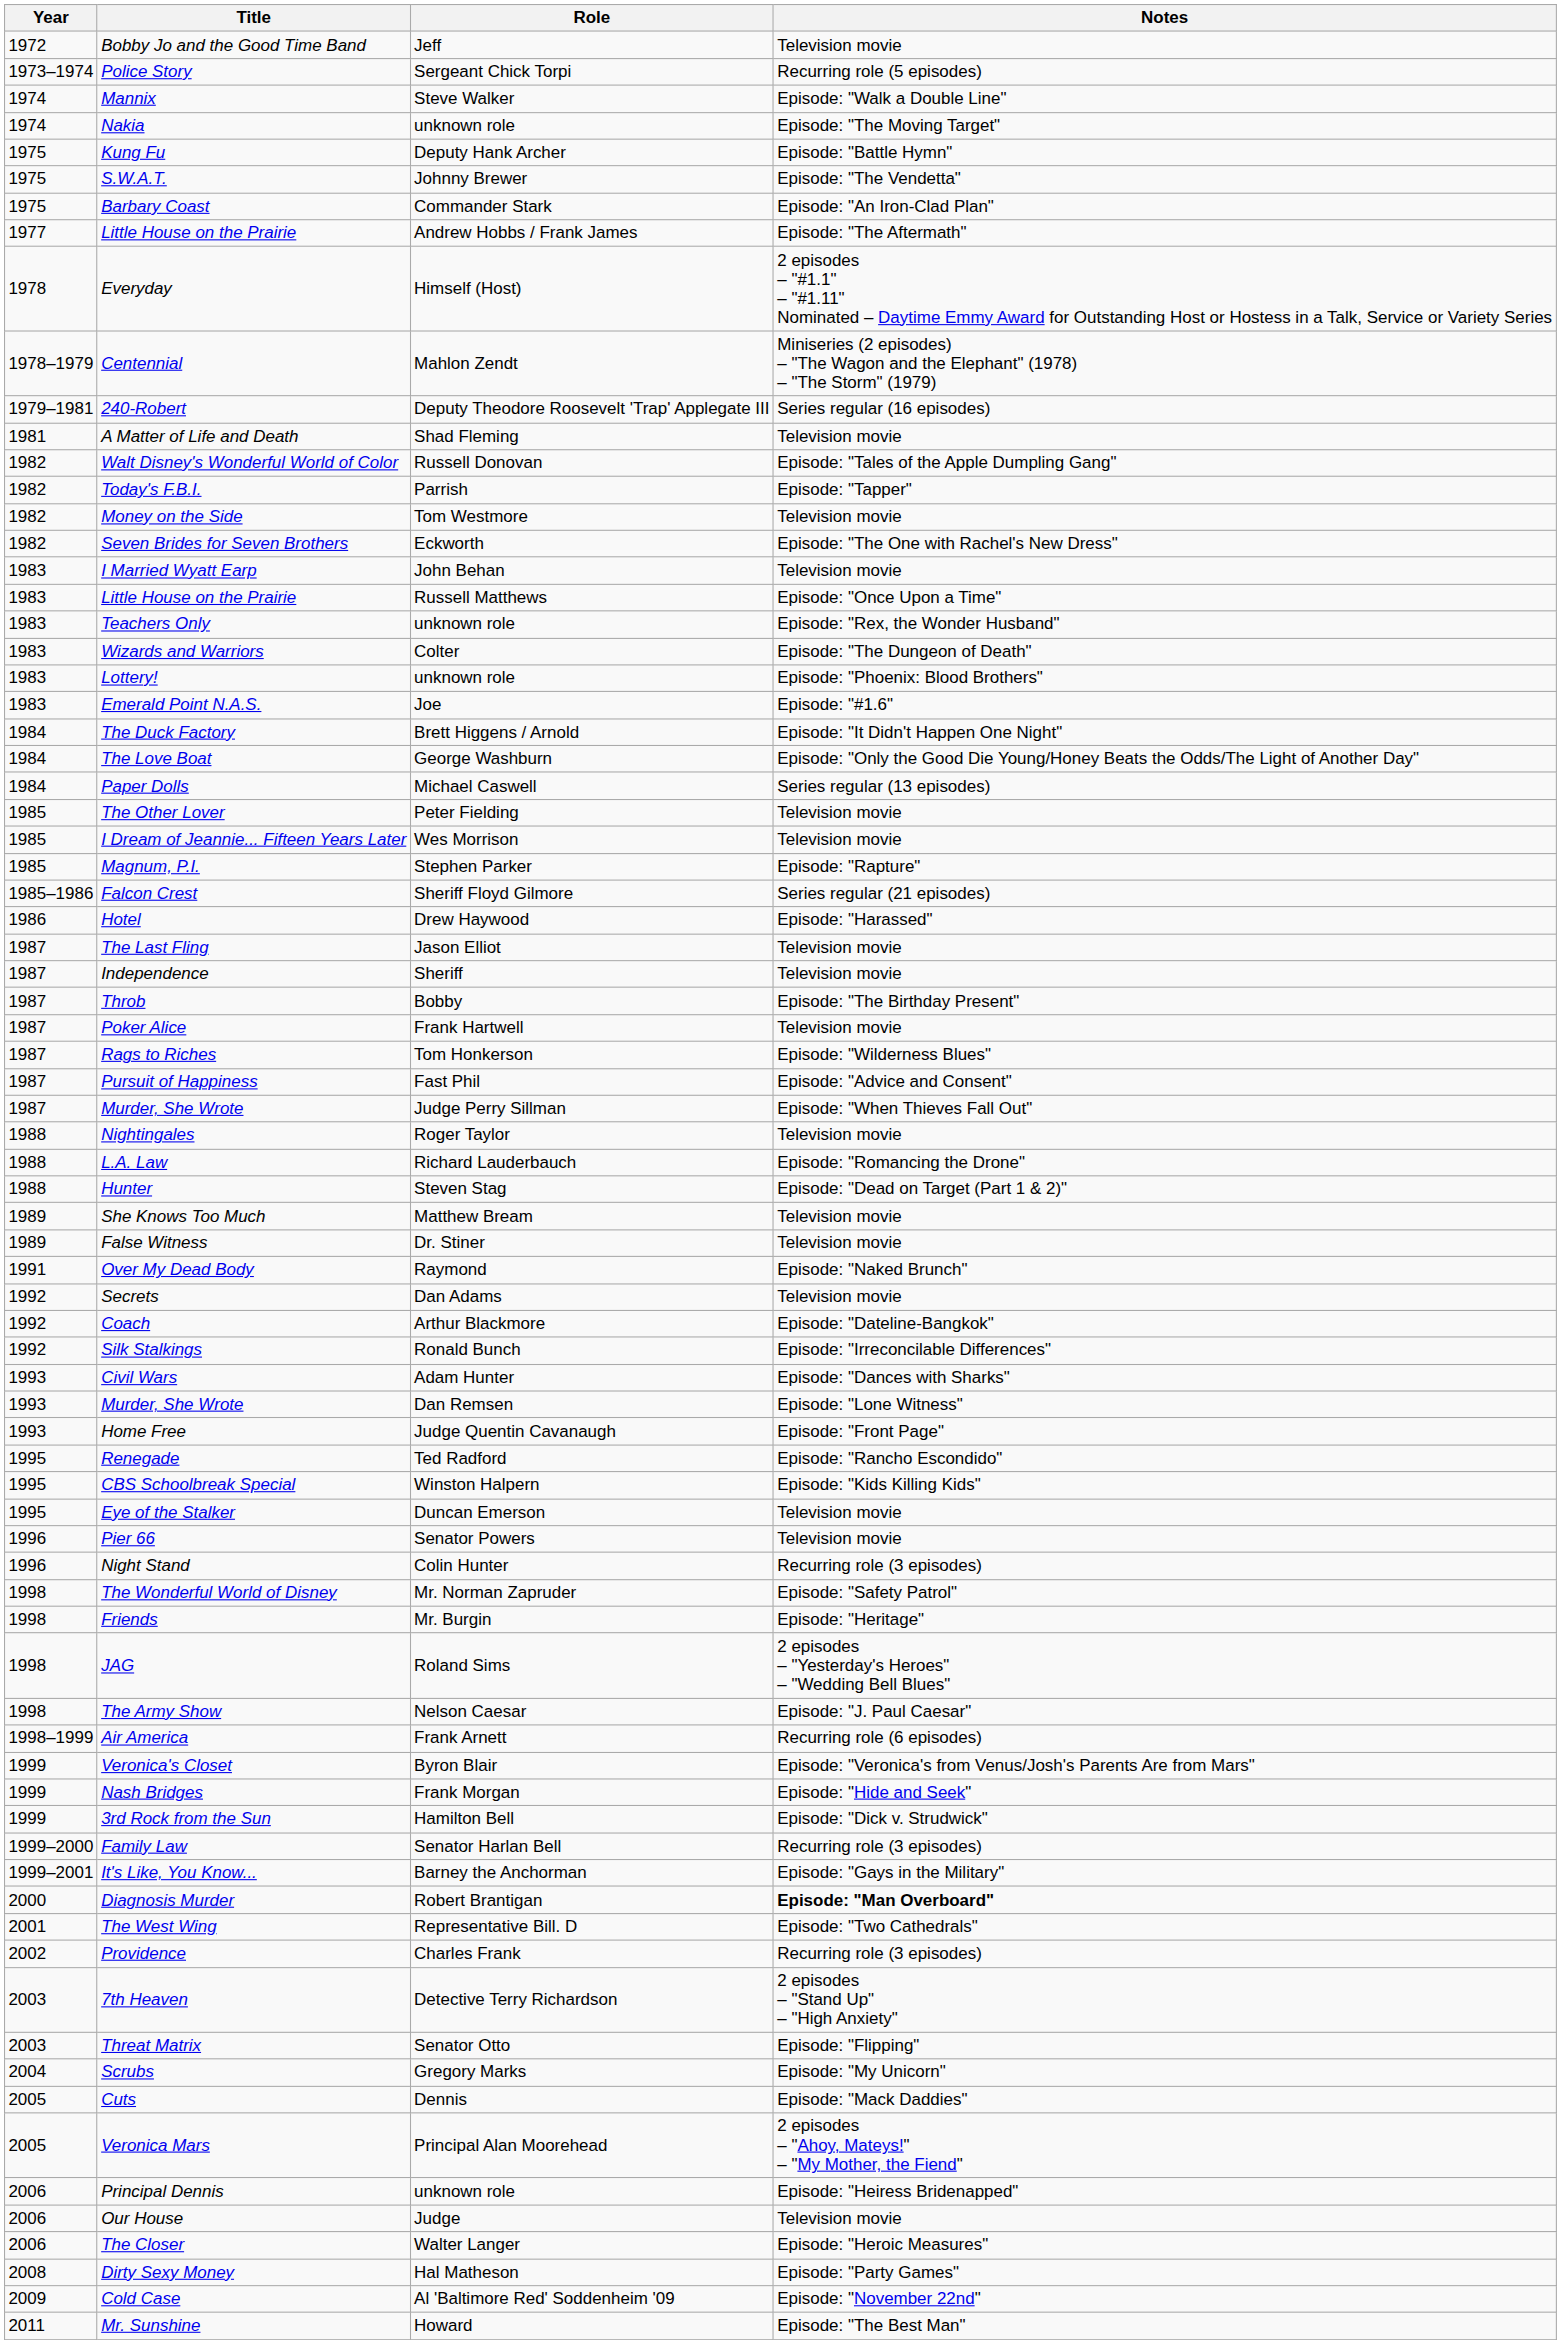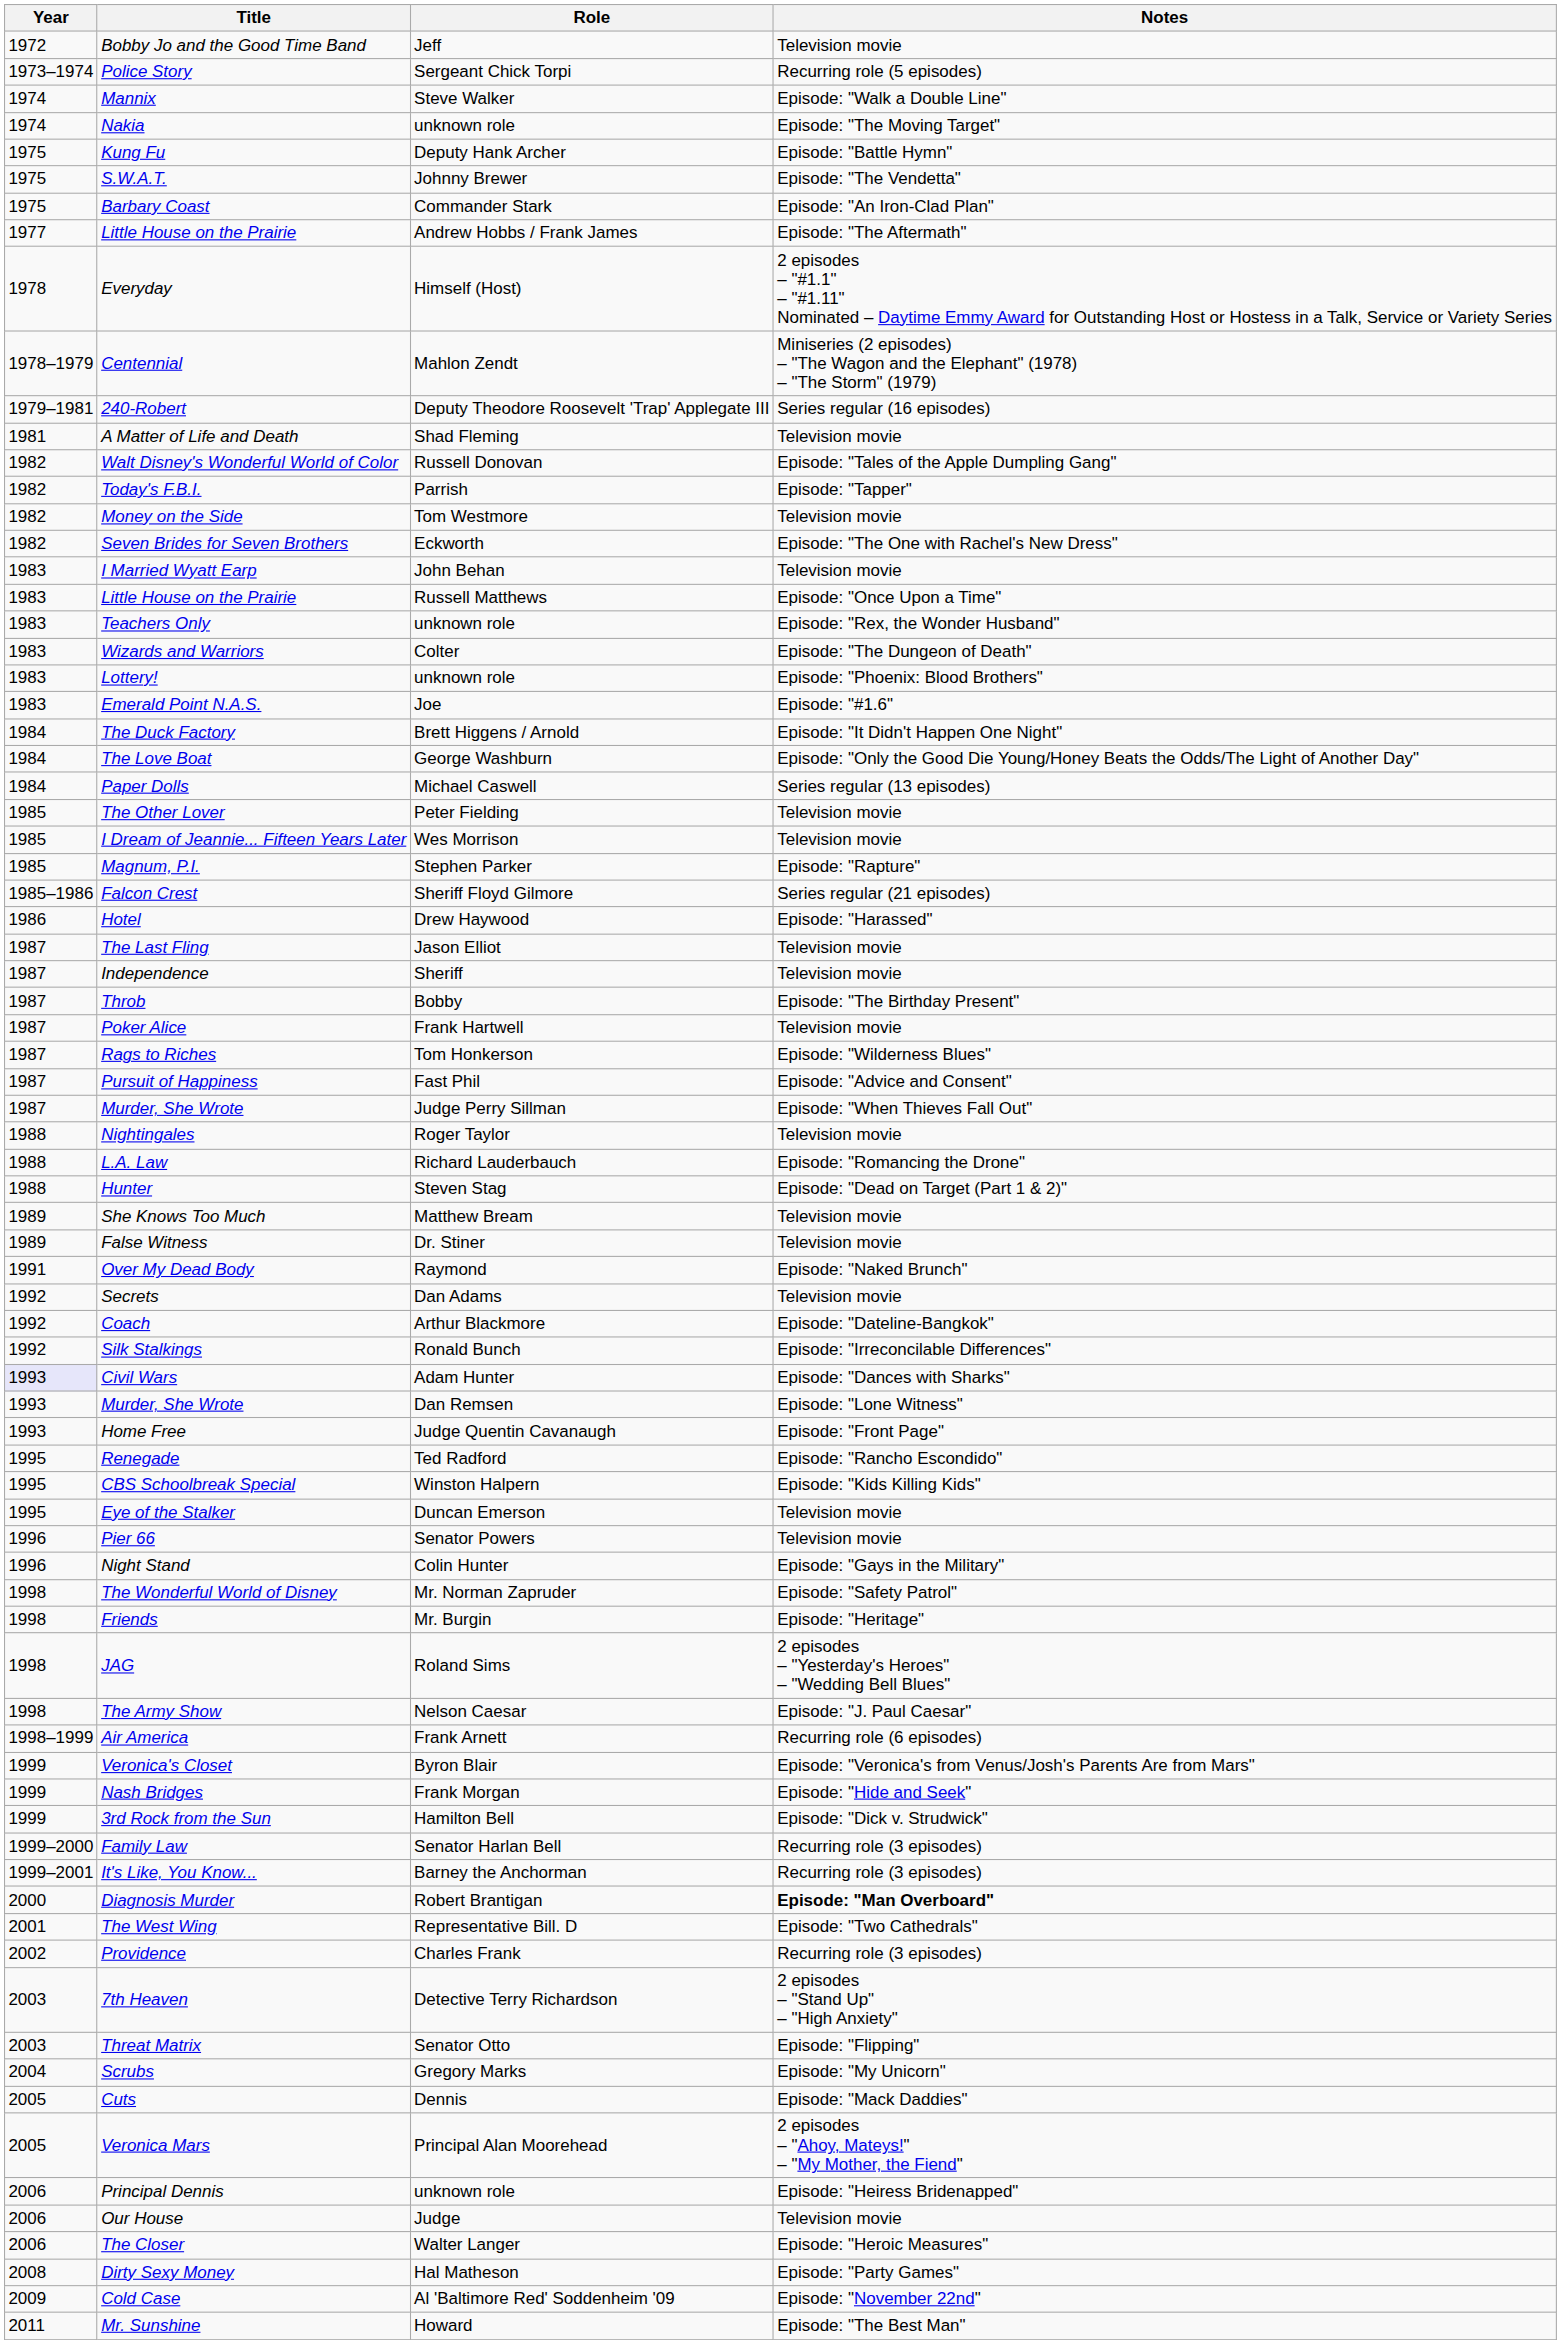(27, 1377) no background -> (27, 1377) lavender background
(880, 1565) Recurring role (3 episodes) -> (891, 1565) Episode: "Gays in the Military"
(891, 1872) Episode: "Gays in the Military" -> (880, 1872) Recurring role (3 episodes)
